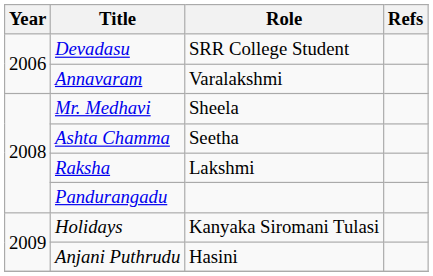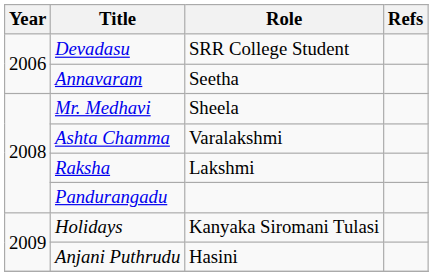(236, 78) Varalakshmi -> (214, 78) Seetha
(214, 138) Seetha -> (236, 138) Varalakshmi
